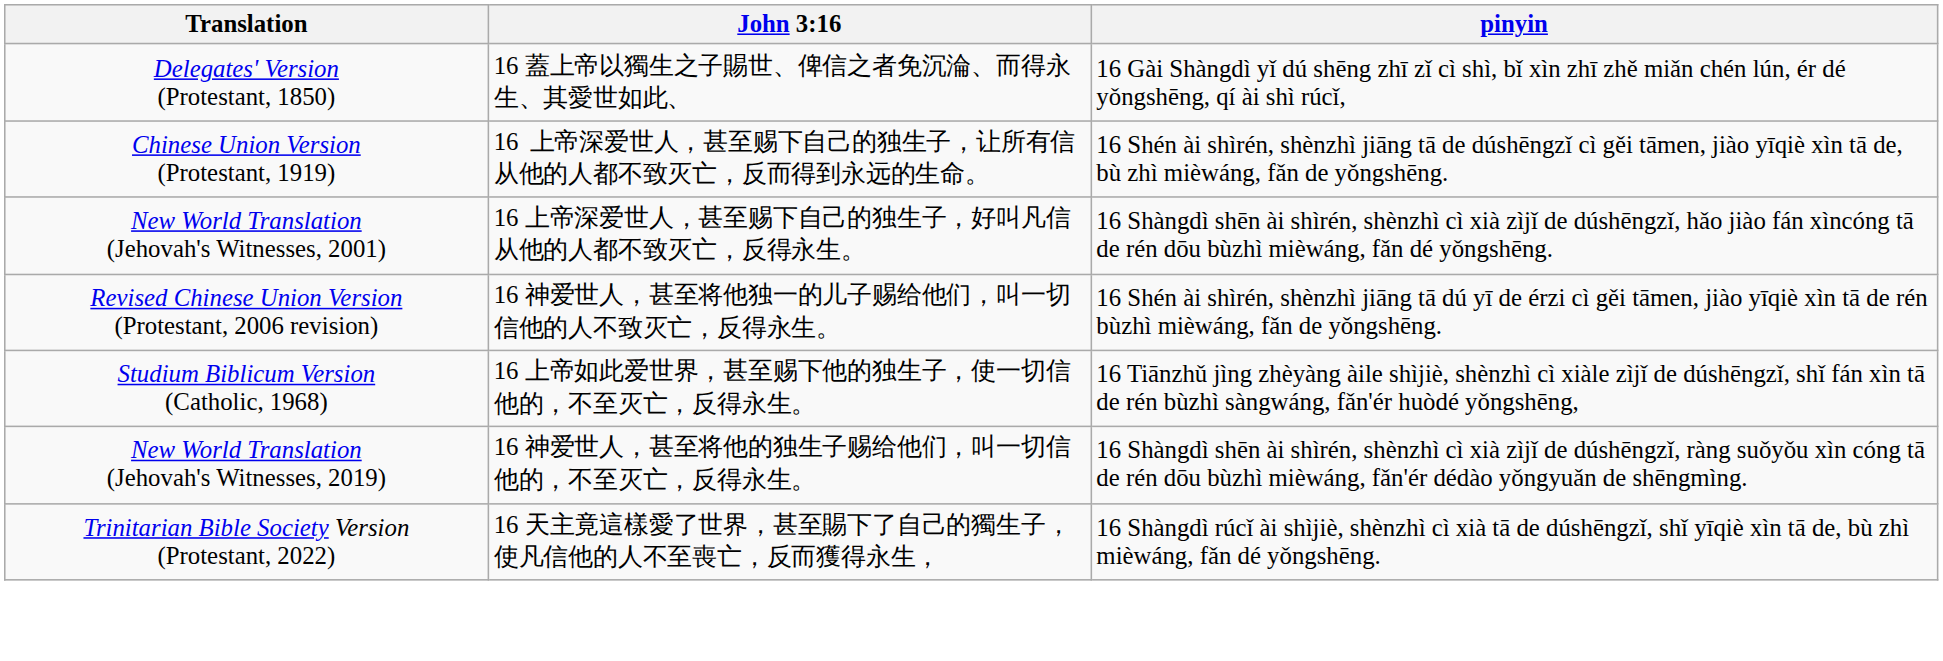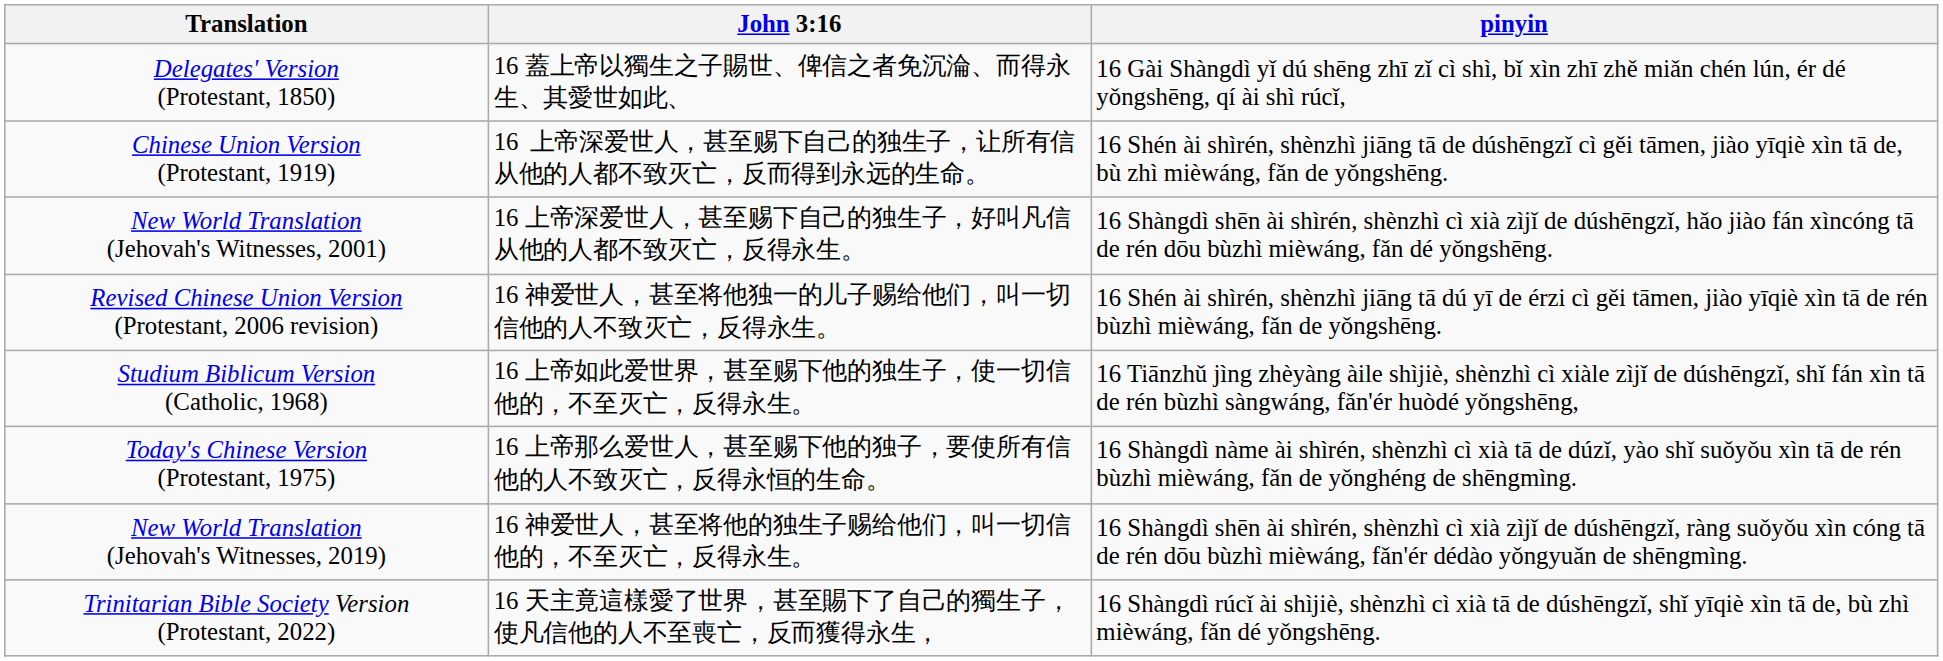+ row: (246, 464)
